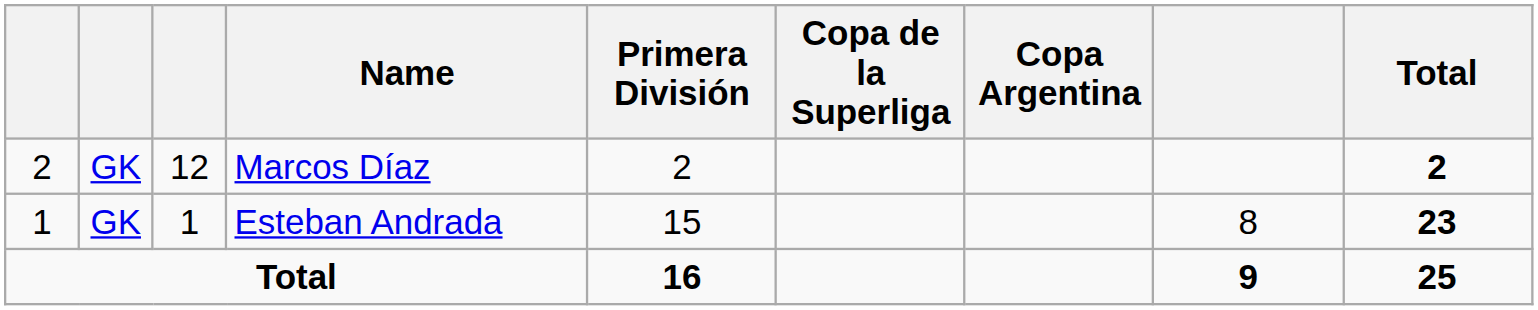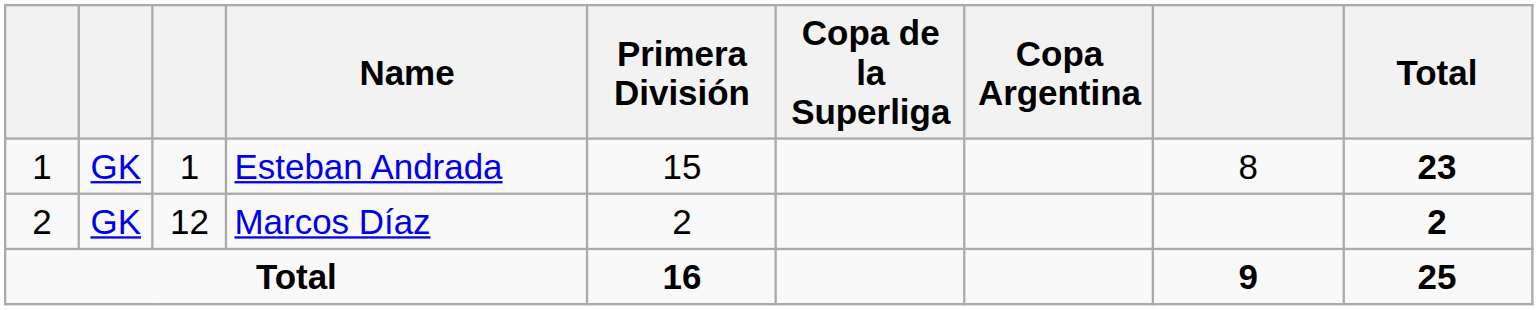rows swapped: (369, 222) <-> (333, 167)
